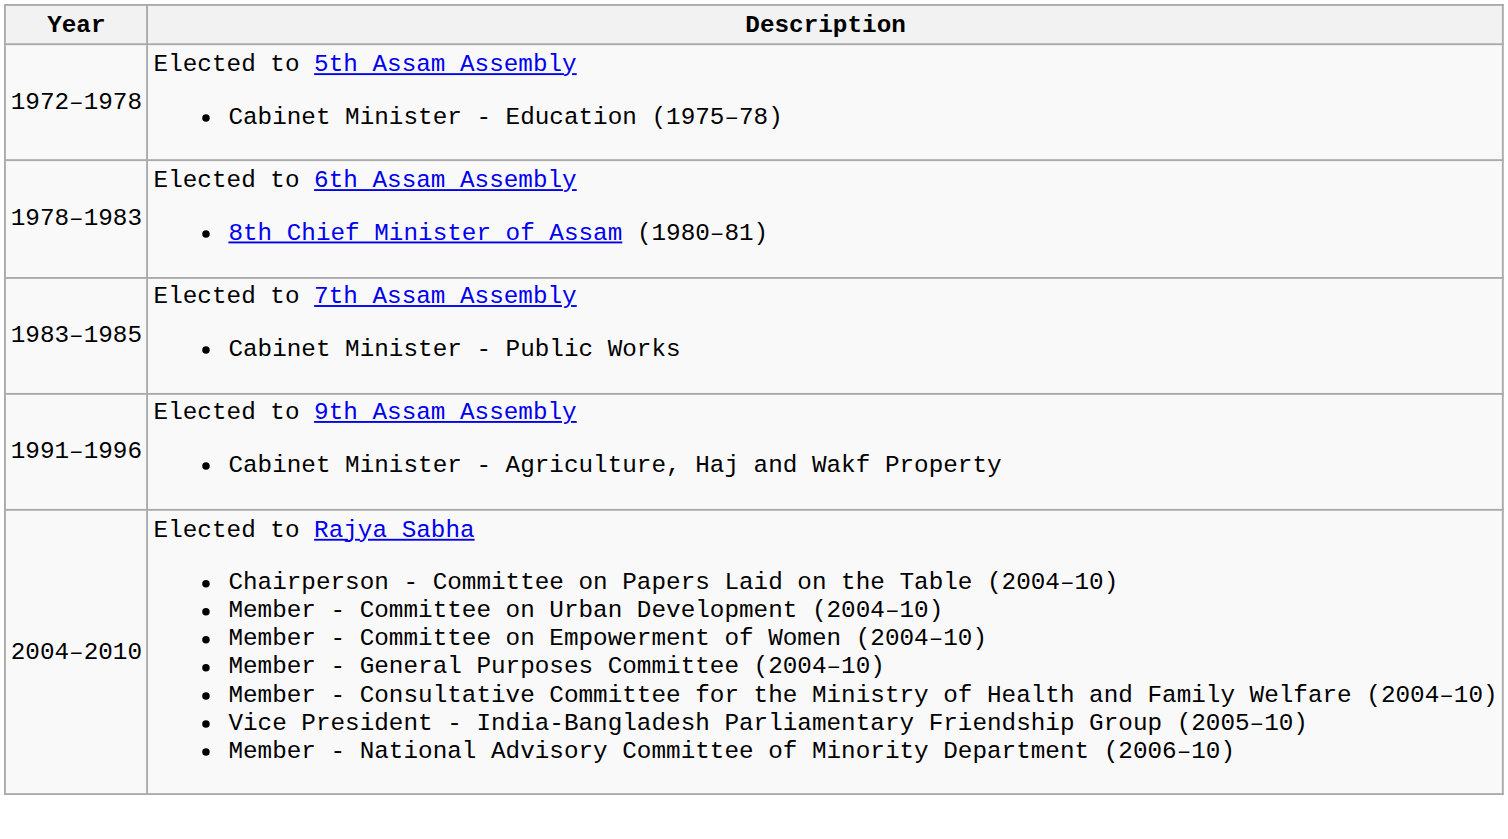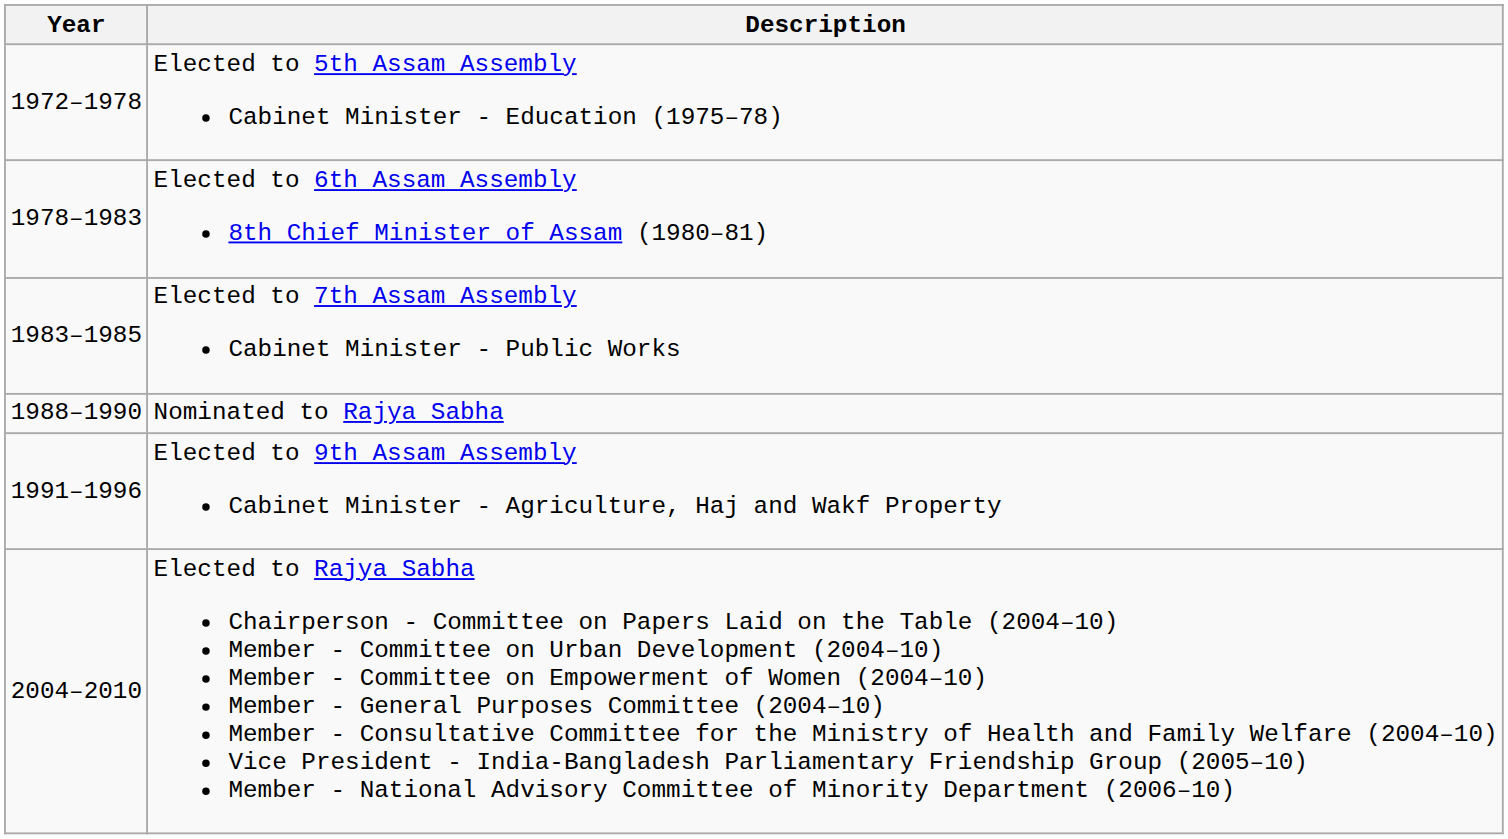+ row: (329, 413)
